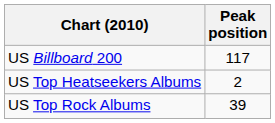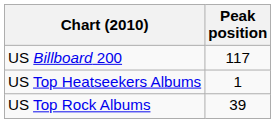(238, 81) 2 -> (238, 81) 1
